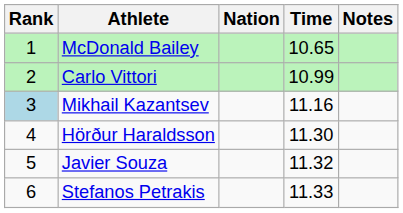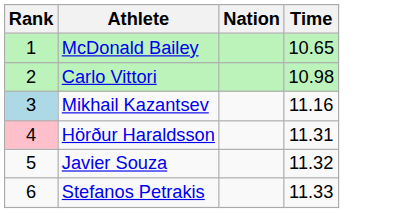- column: (368, 18)
(311, 76) 10.99 -> (311, 76) 10.98
(31, 134) no background -> (31, 134) pink background
(311, 134) 11.30 -> (311, 134) 11.31
